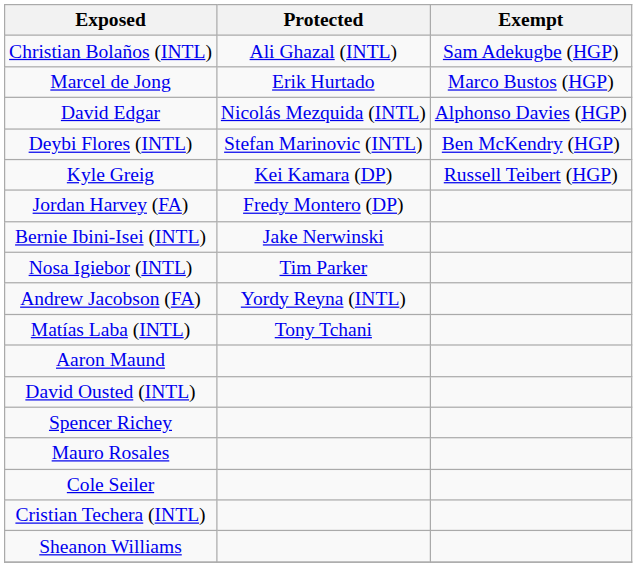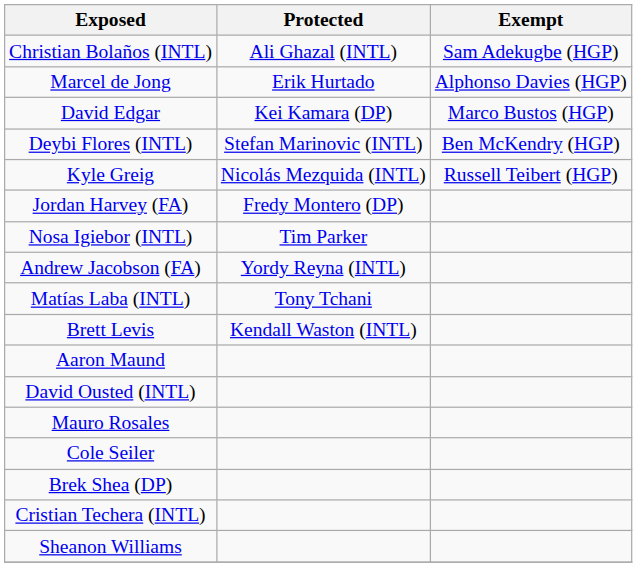(531, 81) Marco Bustos (HGP) -> (531, 81) Alphonso Davies (HGP)
(323, 112) Nicolás Mezquida (INTL) -> (323, 112) Kei Kamara (DP)
(531, 112) Alphonso Davies (HGP) -> (531, 112) Marco Bustos (HGP)
(323, 174) Kei Kamara (DP) -> (323, 174) Nicolás Mezquida (INTL)
- row: (110, 236)
+ row: (110, 329)
- row: (110, 422)
+ row: (110, 484)
